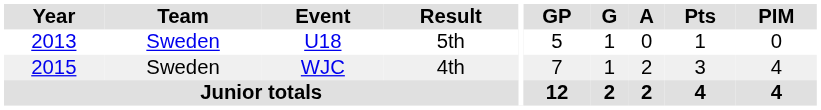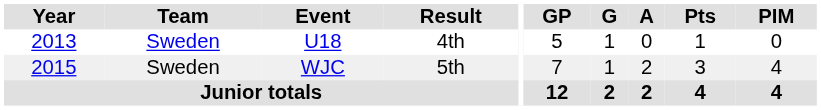(451, 41) 5th -> (451, 41) 4th
(451, 67) 4th -> (451, 67) 5th
